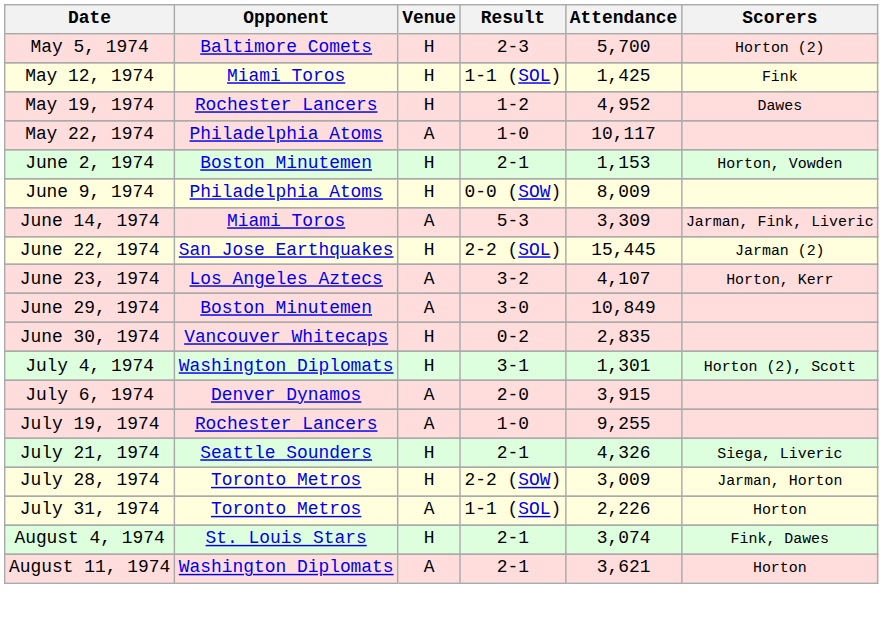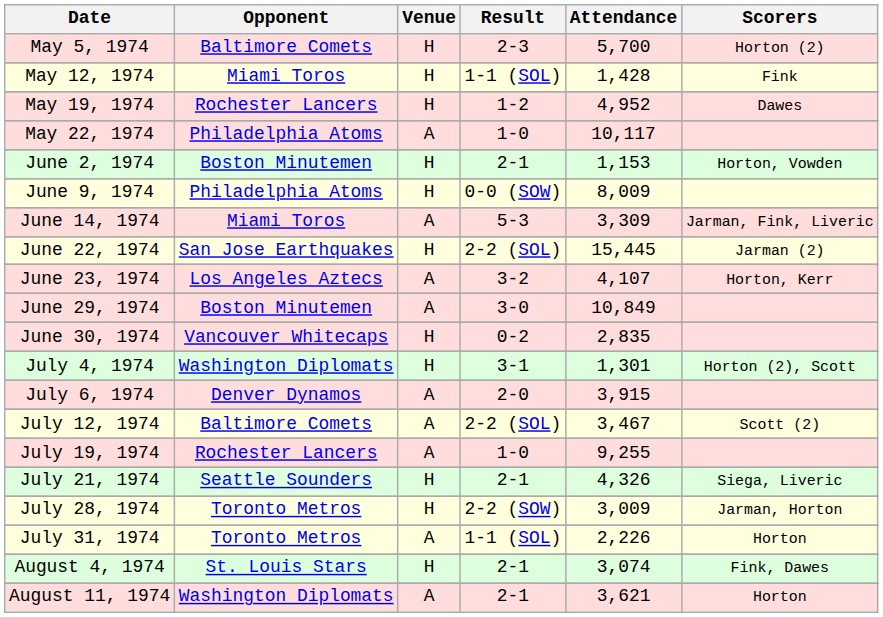(624, 77) 1,425 -> (624, 77) 1,428
+ row: (90, 424)
